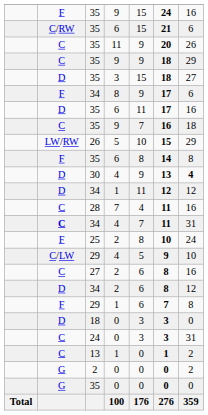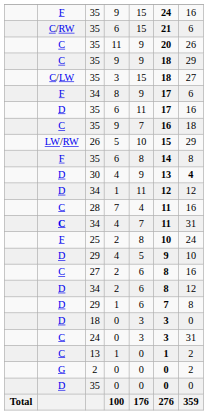(62, 77) D -> (62, 77) C/LW
(62, 256) C/LW -> (62, 256) D
(62, 304) F -> (62, 304) D
(62, 386) G -> (62, 386) D
